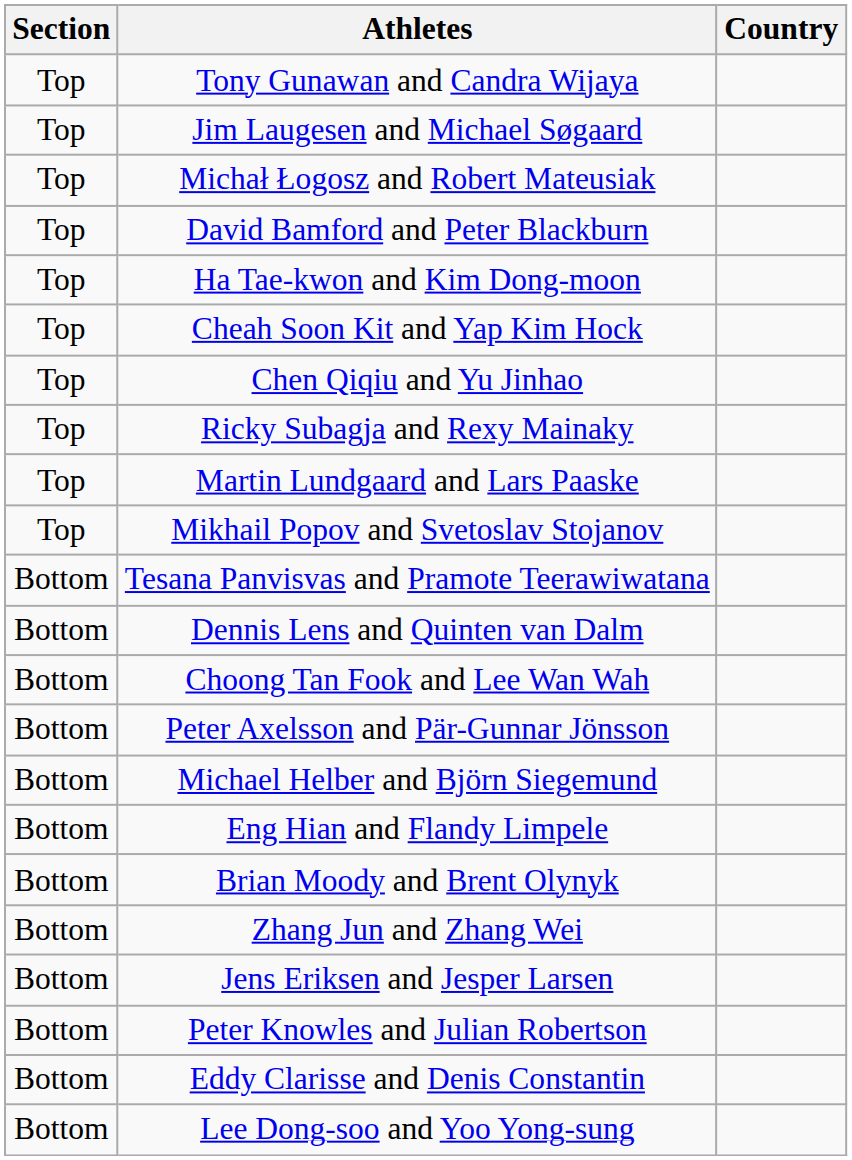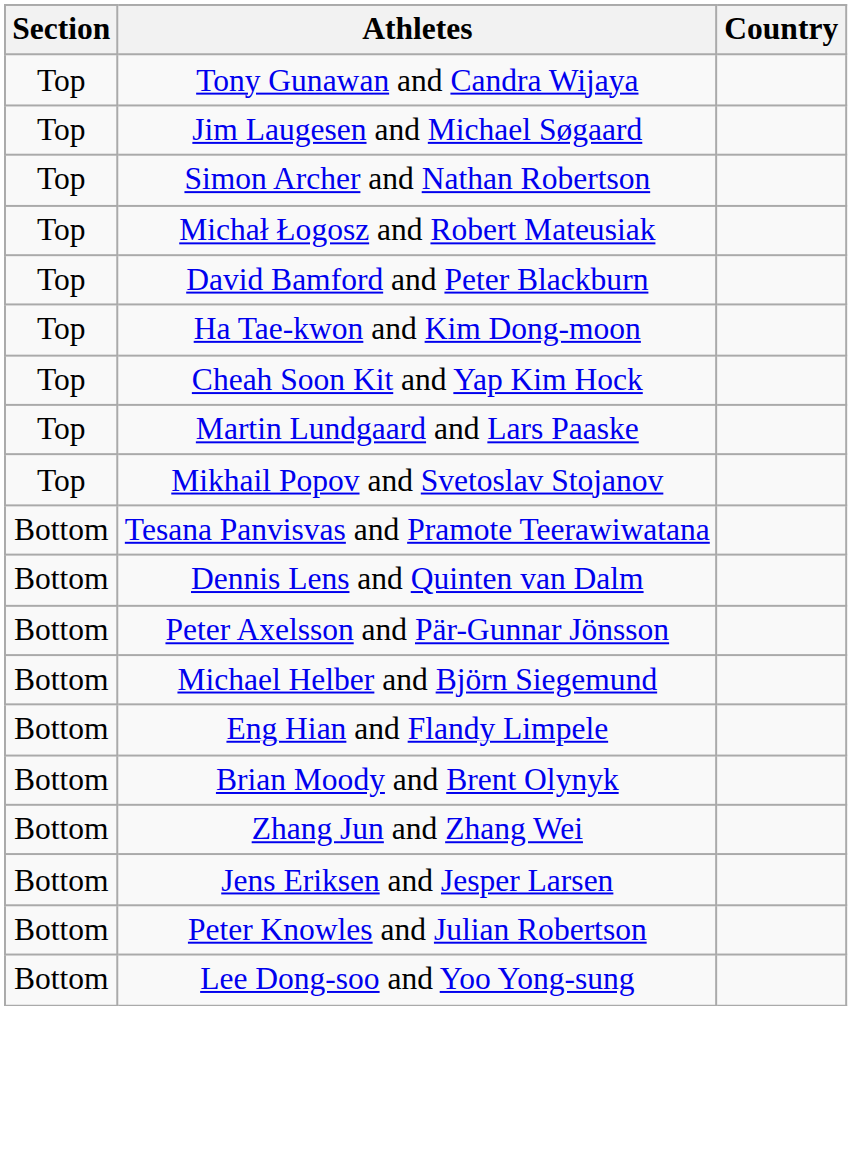+ row: (417, 179)
- row: (417, 379)
- row: (417, 429)
- row: (417, 679)
- row: (417, 1079)
